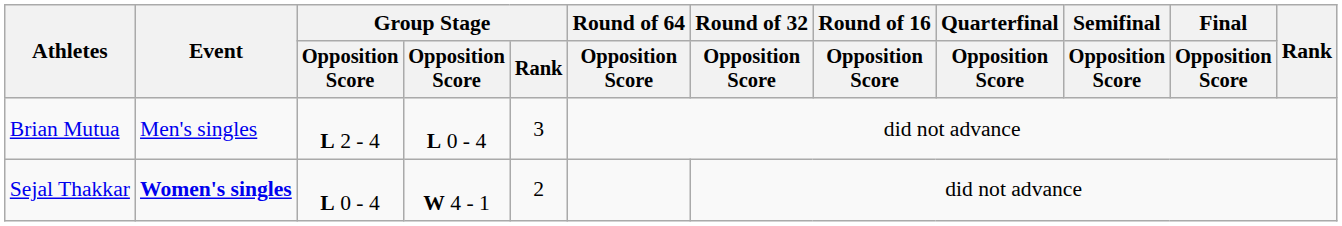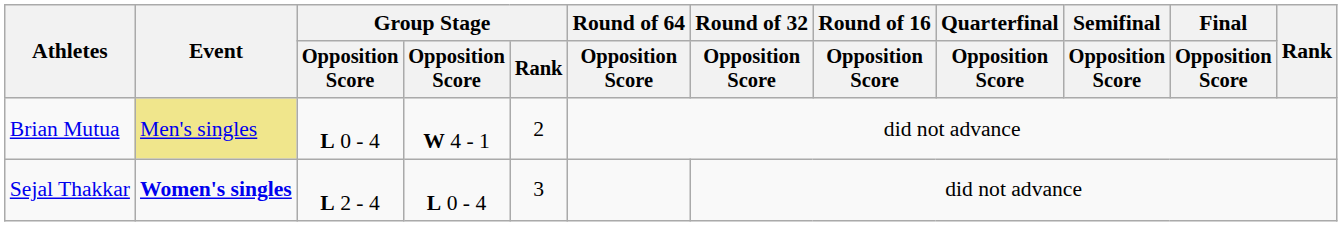(199, 128) no background -> (199, 128) khaki background
(350, 141) L 2 - 4 -> (350, 141) L 0 - 4
(457, 141) L 0 - 4 -> (457, 141) W 4 - 1
(539, 128) 3 -> (539, 128) 2
(350, 202) L 0 - 4 -> (350, 202) L 2 - 4
(457, 202) W 4 - 1 -> (457, 202) L 0 - 4
(539, 189) 2 -> (539, 189) 3
